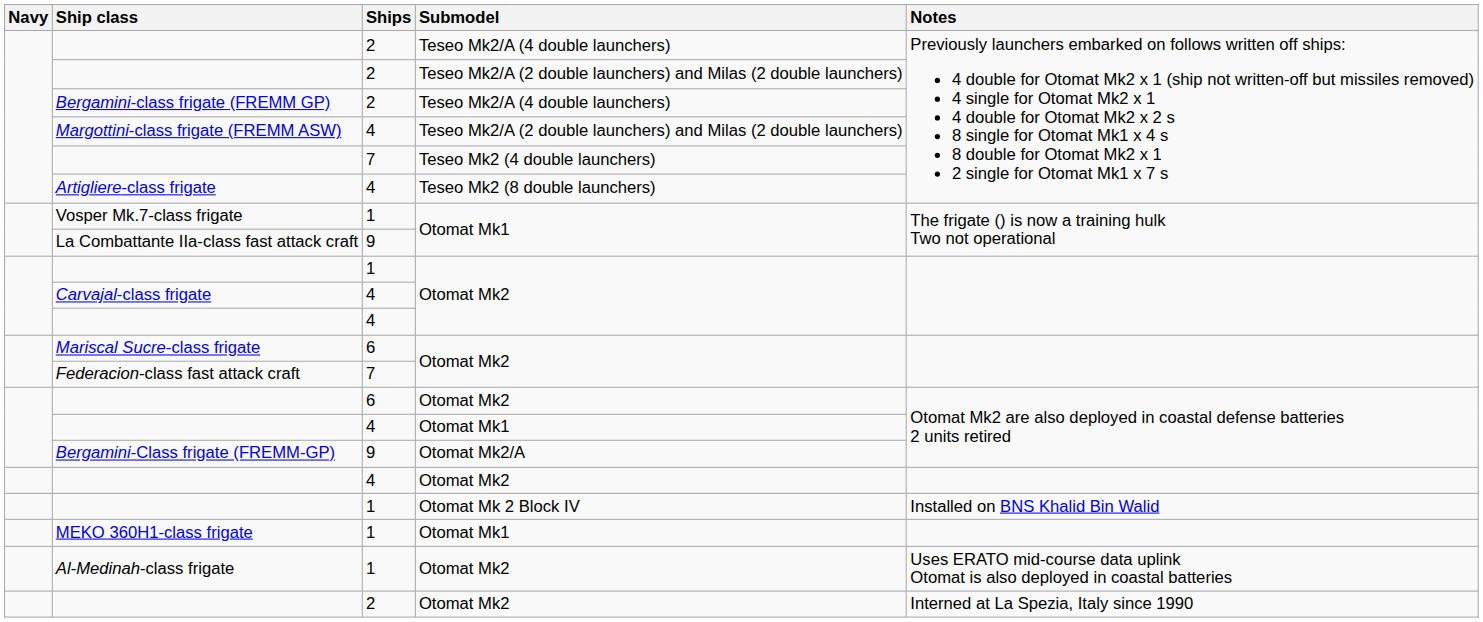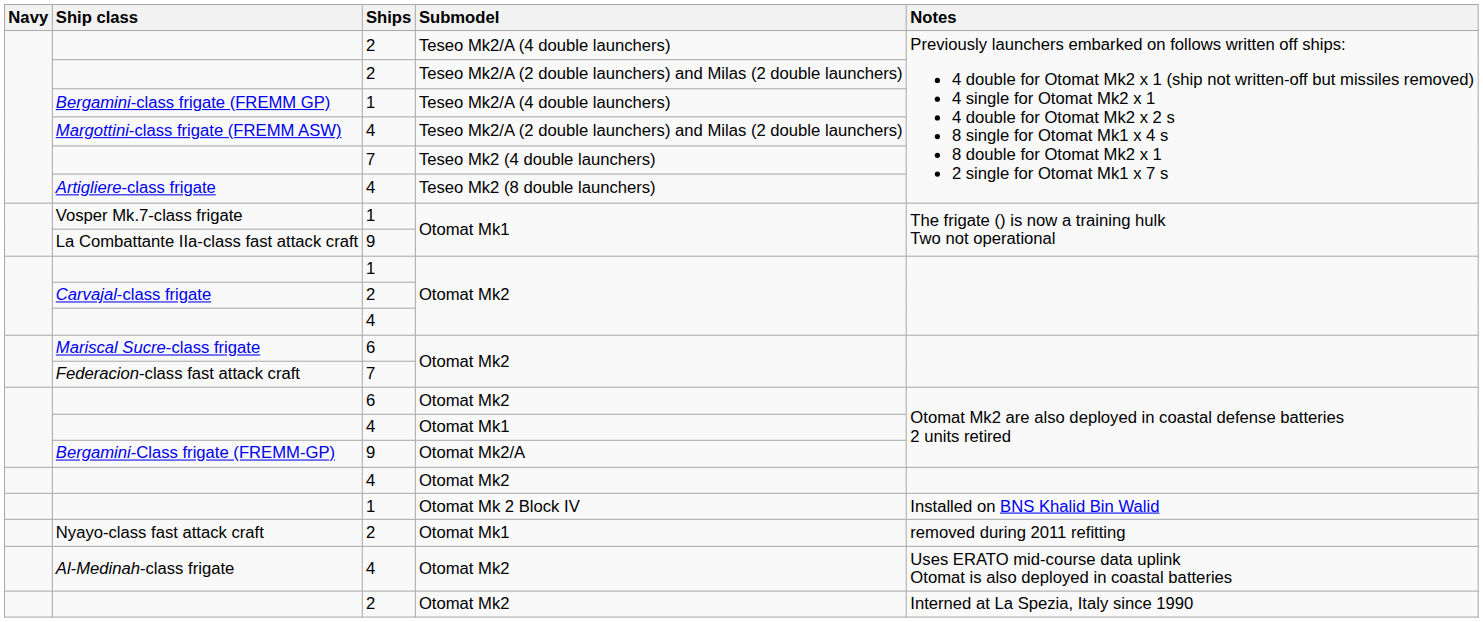(371, 102) 2 -> (371, 102) 1
(371, 295) 4 -> (371, 295) 2
- row: (154, 532)
+ row: (160, 532)
(371, 568) 1 -> (371, 568) 4
